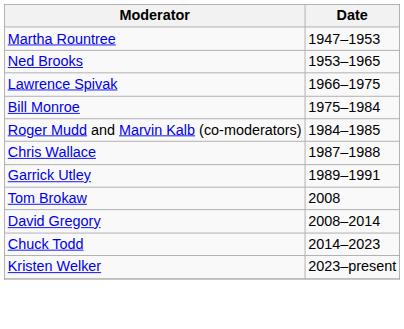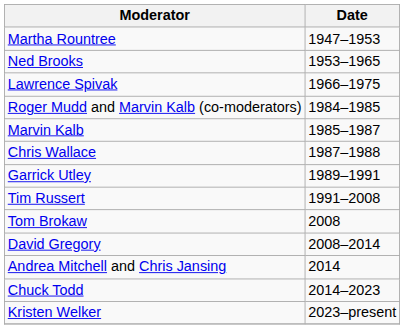- row: (44, 107)
+ row: (46, 130)
+ row: (46, 198)
+ row: (117, 267)
